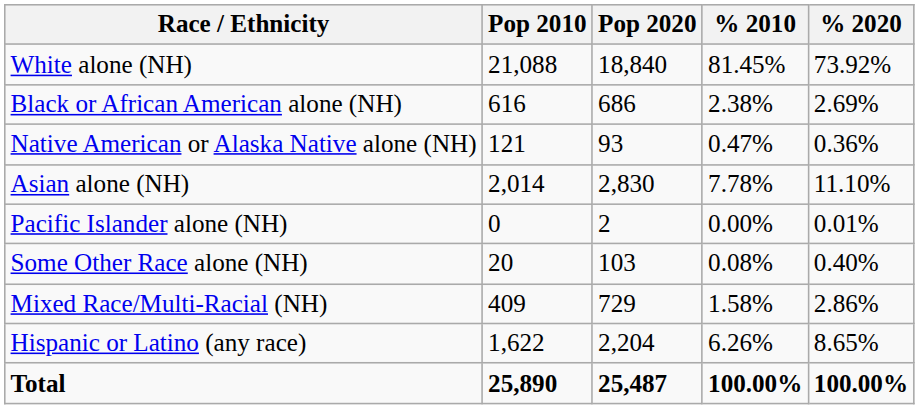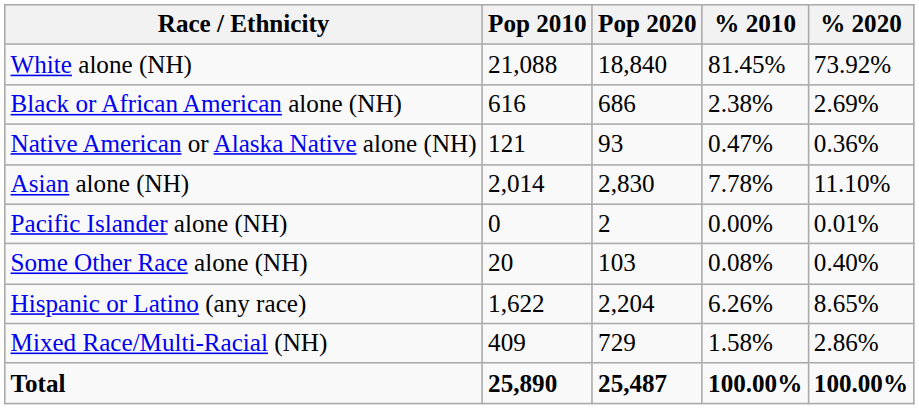rows swapped: (169, 303) <-> (158, 343)
